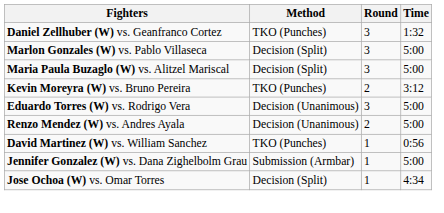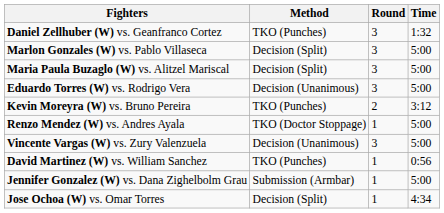rows swapped: (99, 87) <-> (99, 106)
(306, 124) Decision (Unanimous) -> (309, 124) TKO (Doctor Stoppage)
(367, 124) 2 -> (374, 124) 1
+ row: (107, 143)
